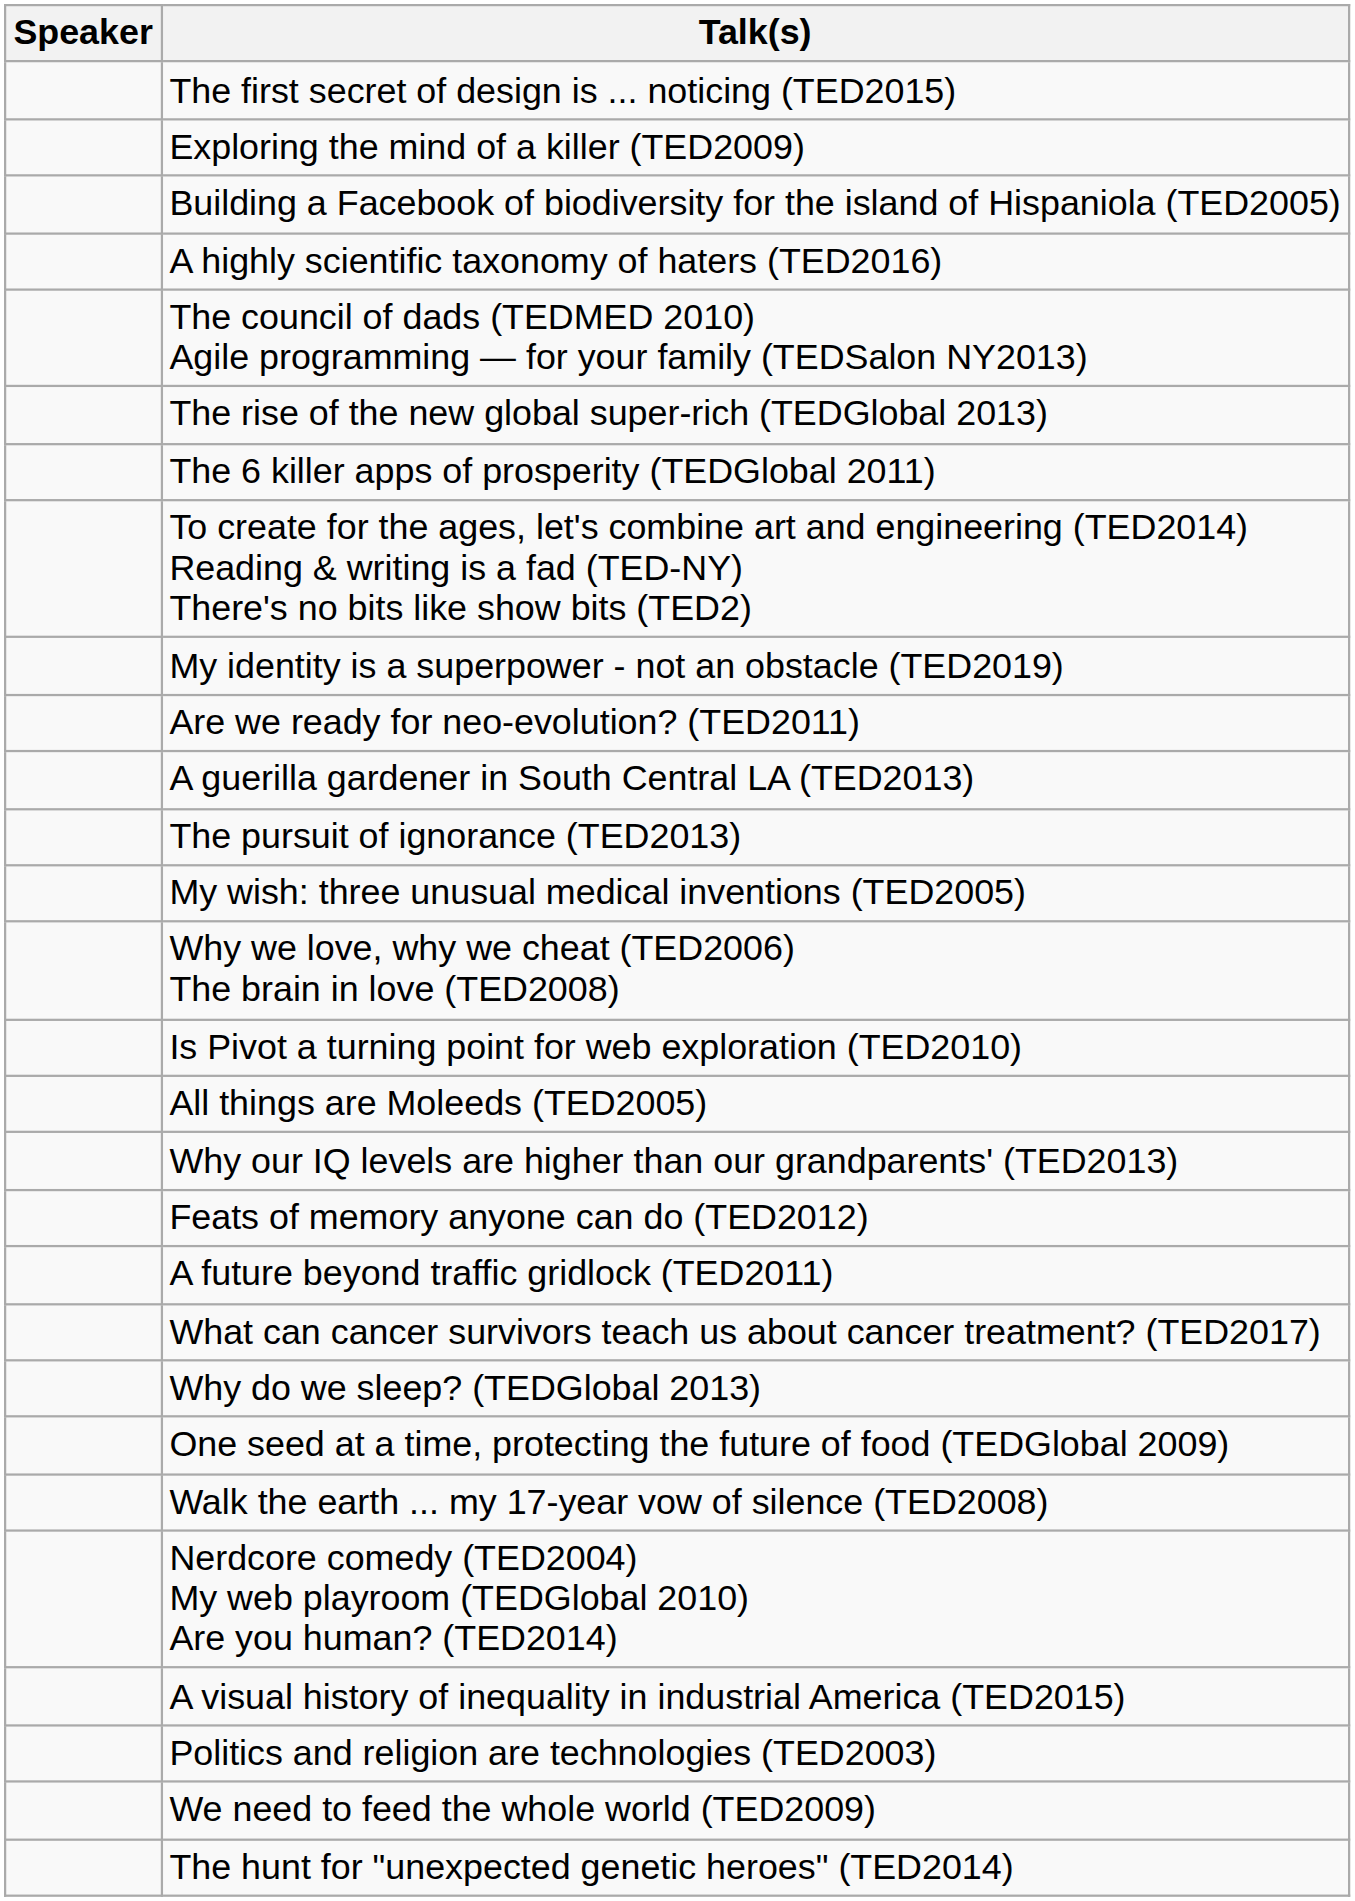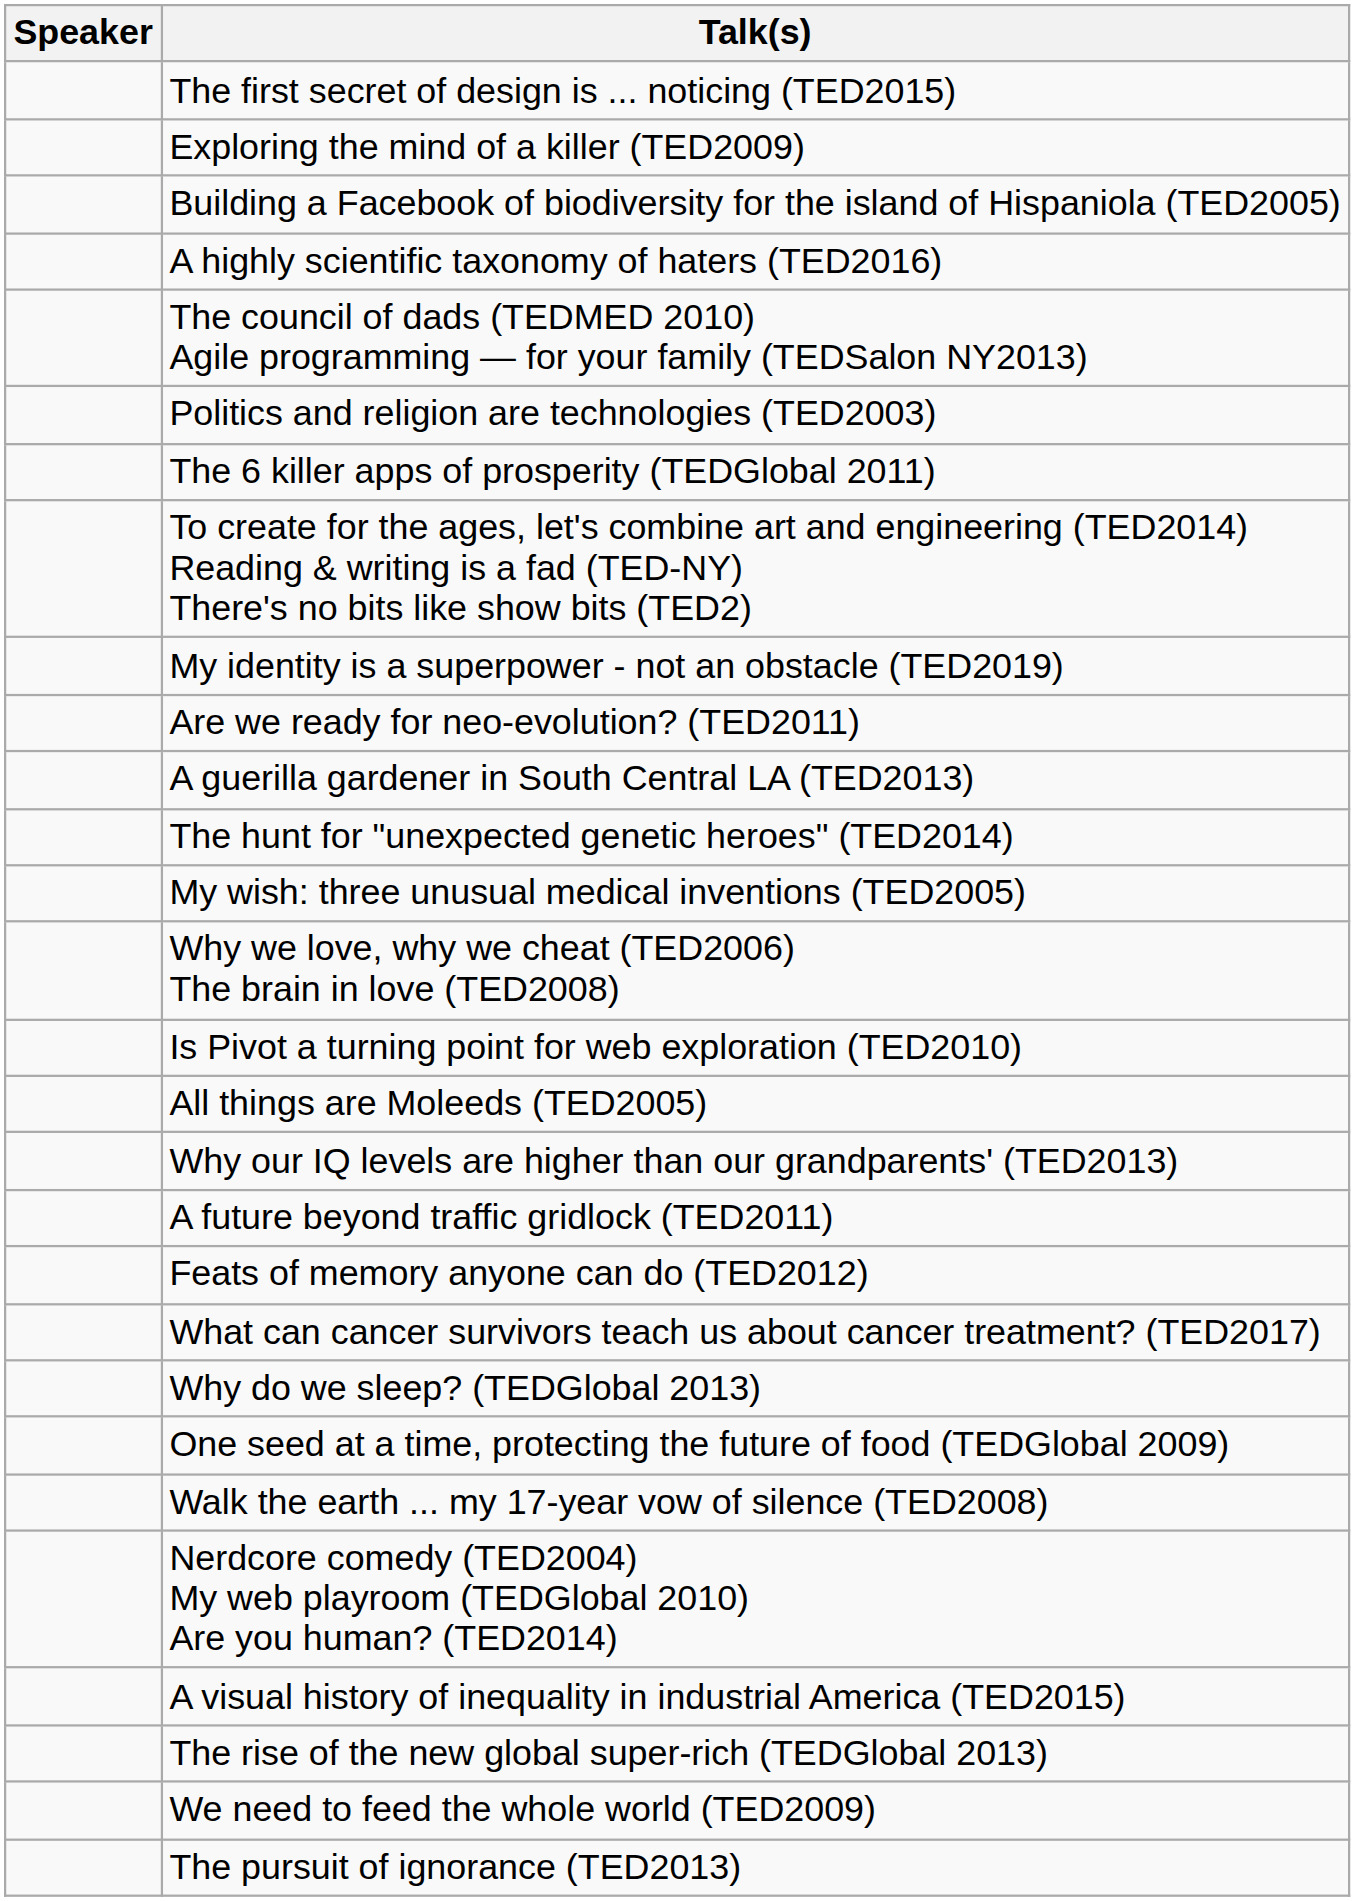rows swapped: (553, 1752) <-> (609, 414)
rows swapped: (455, 835) <-> (592, 1866)
rows swapped: (519, 1217) <-> (501, 1274)
